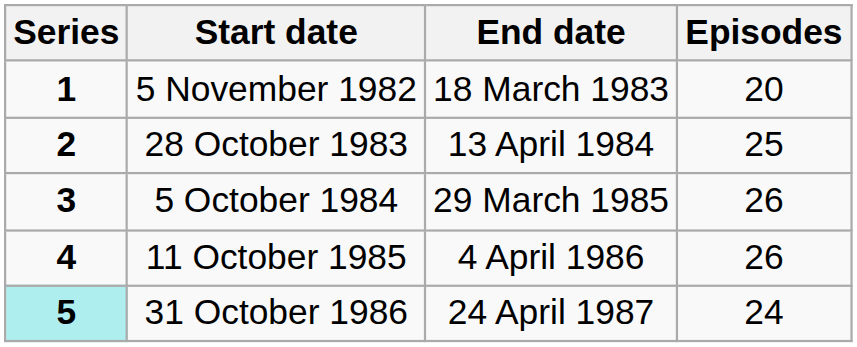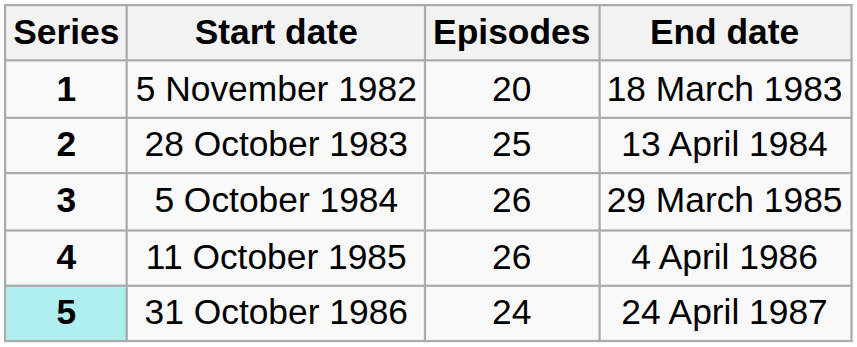columns swapped: (551, 32) <-> (764, 32)
